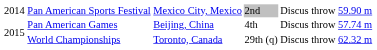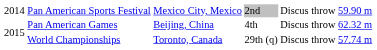(355, 25) 57.74 m -> (355, 25) 62.32 m
(355, 39) 62.32 m -> (355, 39) 57.74 m
